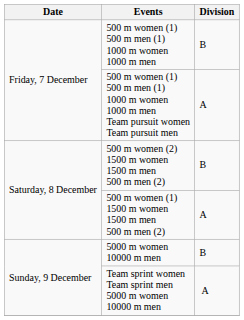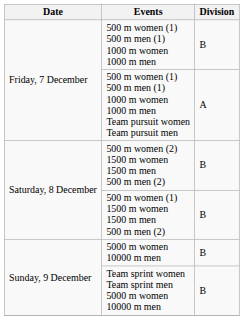(203, 214) A -> (203, 214) B
(204, 290) A -> (203, 290) B
